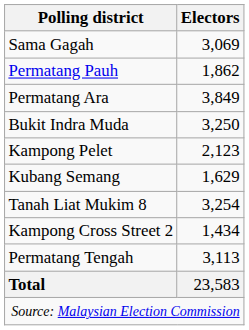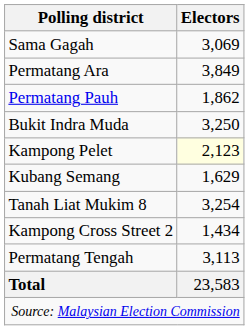rows swapped: (59, 97) <-> (63, 71)
(221, 151) no background -> (221, 151) lightyellow background
